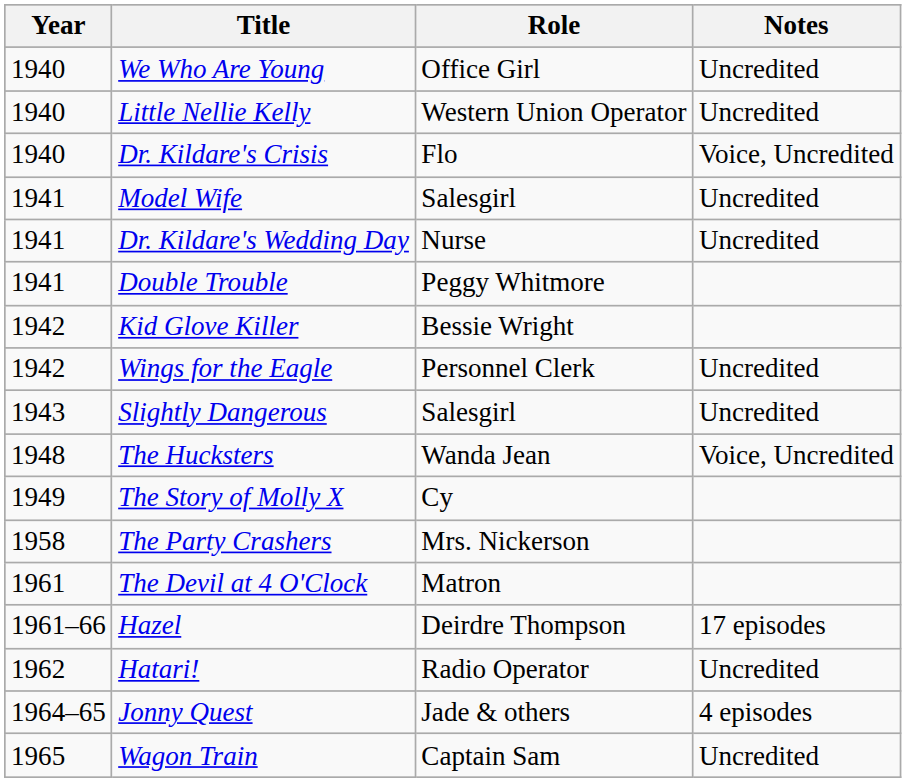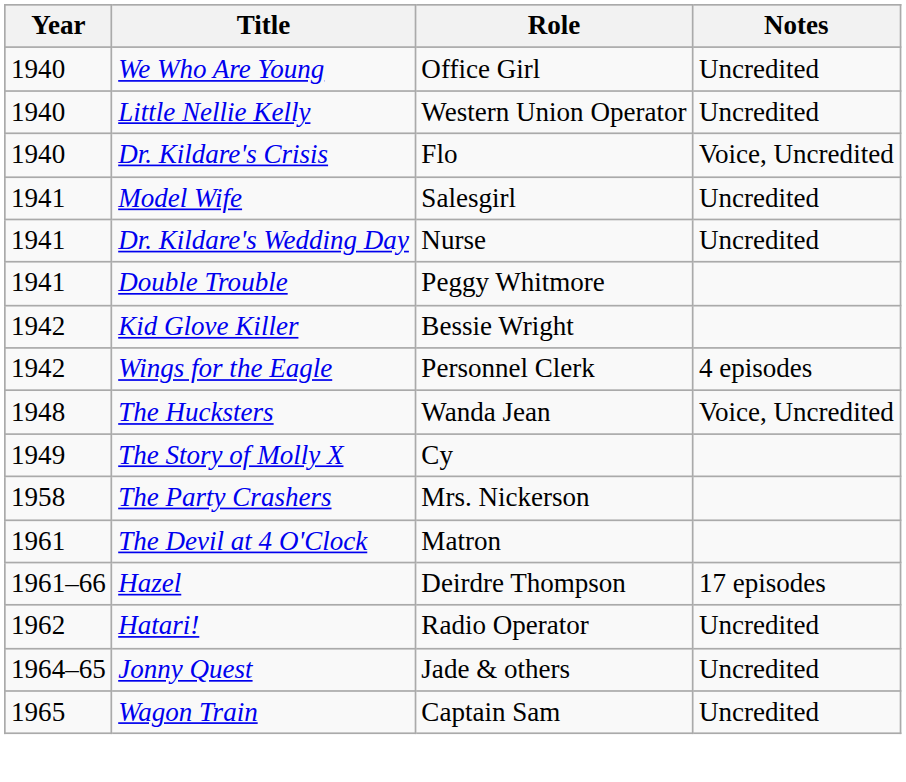(759, 369) Uncredited -> (756, 369) 4 episodes
- row: (222, 411)
(756, 712) 4 episodes -> (759, 669) Uncredited
